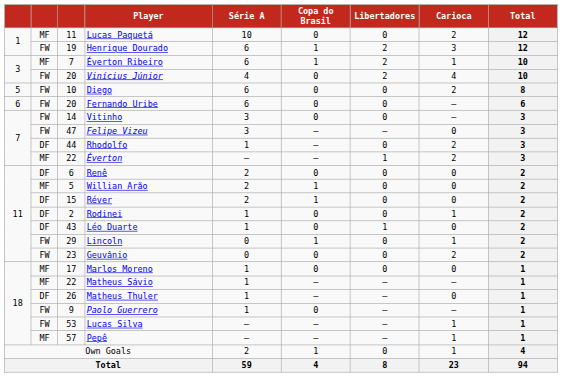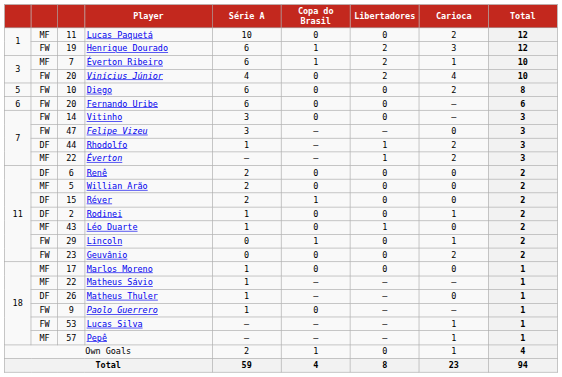(385, 145) 0 -> (385, 145) 1
(316, 186) 1 -> (316, 186) 0
(44, 228) DF -> (44, 228) MF
